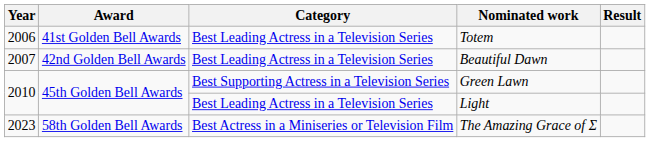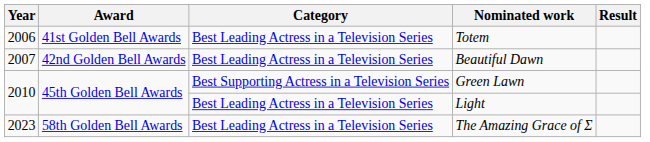(323, 125) Best Actress in a Miniseries or Television Film -> (312, 125) Best Leading Actress in a Television Series
